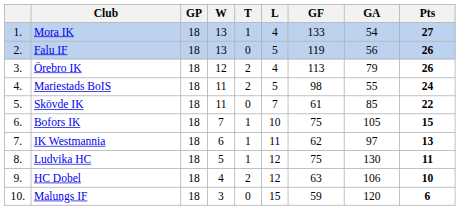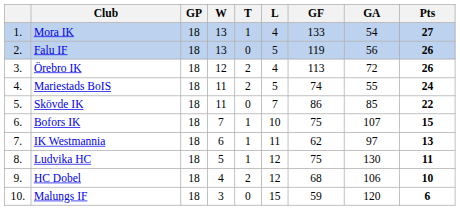(372, 68) 79 -> (372, 68) 72
(316, 86) 98 -> (316, 86) 74
(316, 104) 61 -> (316, 104) 86
(372, 123) 105 -> (372, 123) 107
(316, 178) 63 -> (316, 178) 68
